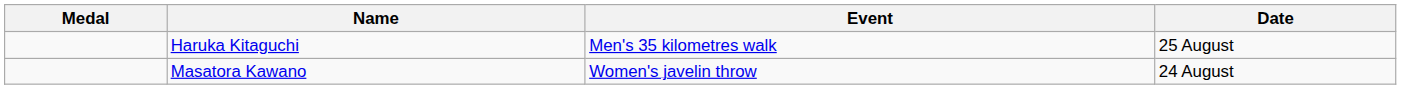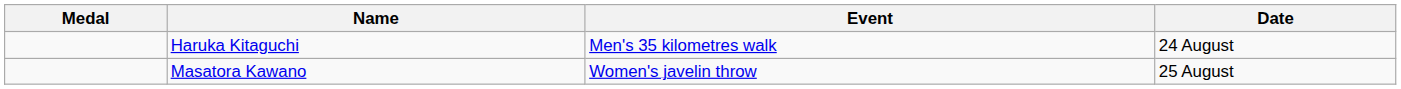(1196, 45) 25 August -> (1196, 45) 24 August
(1196, 72) 24 August -> (1196, 72) 25 August
